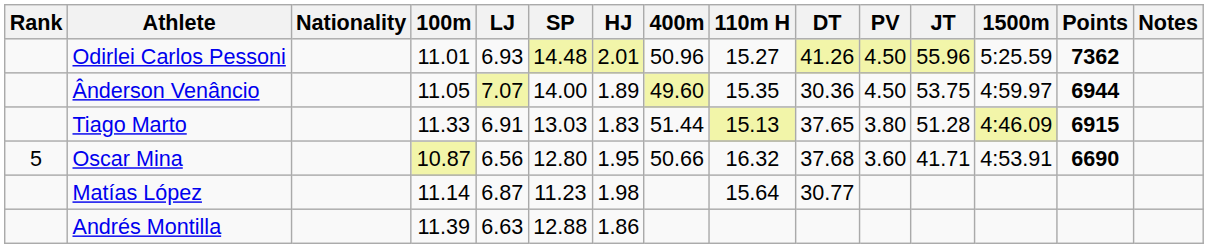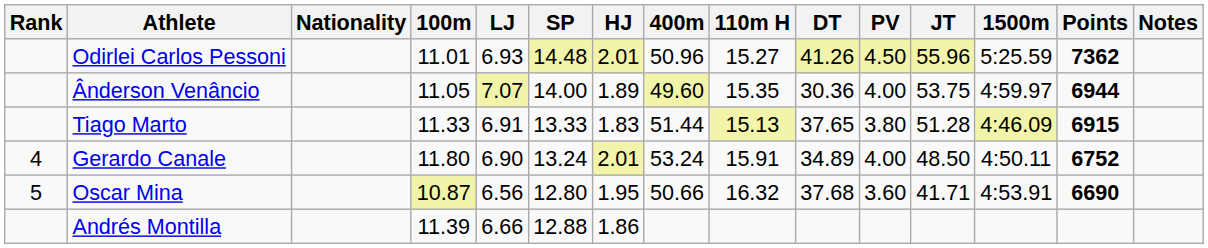(885, 90) 4.50 -> (885, 90) 4.00
(560, 124) 13.03 -> (560, 124) 13.33
+ row: (149, 159)
- row: (137, 193)
(502, 227) 6.63 -> (502, 227) 6.66
